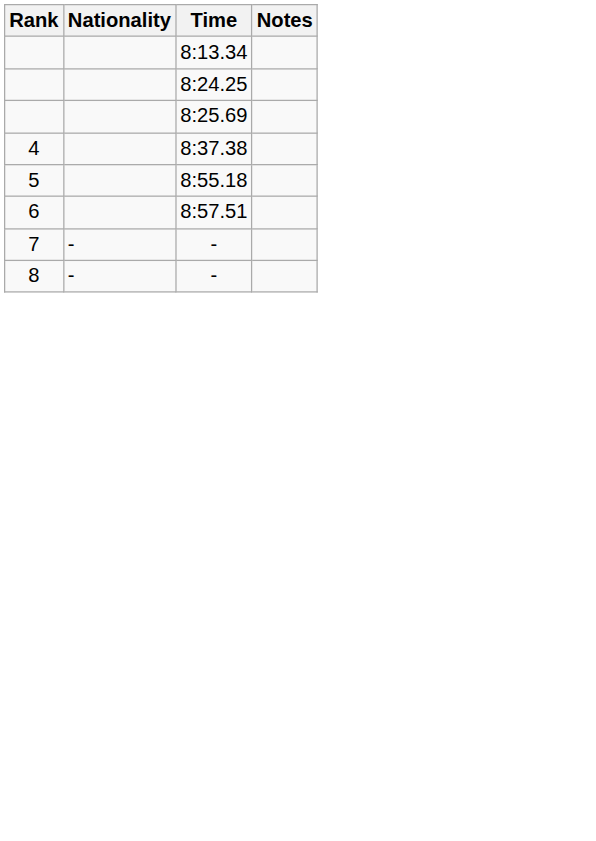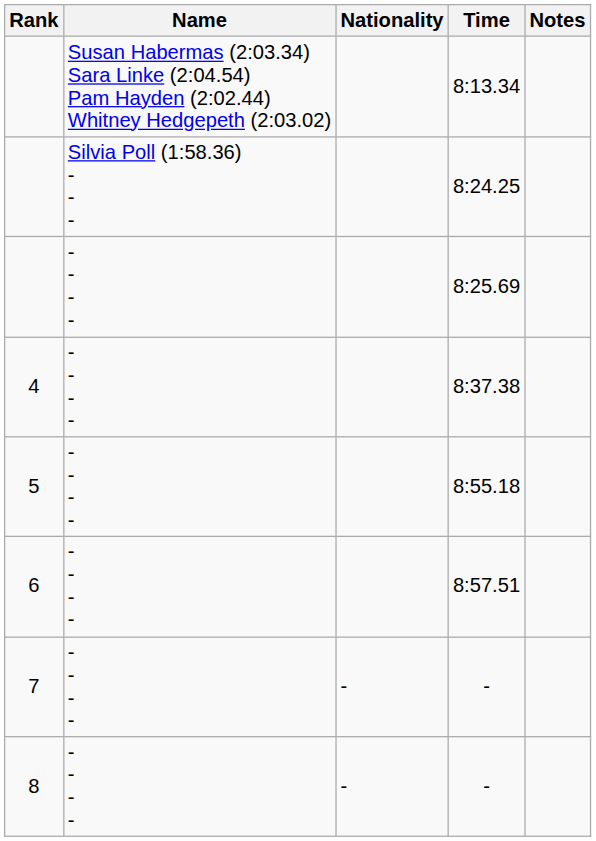+ column: (200, 20)
